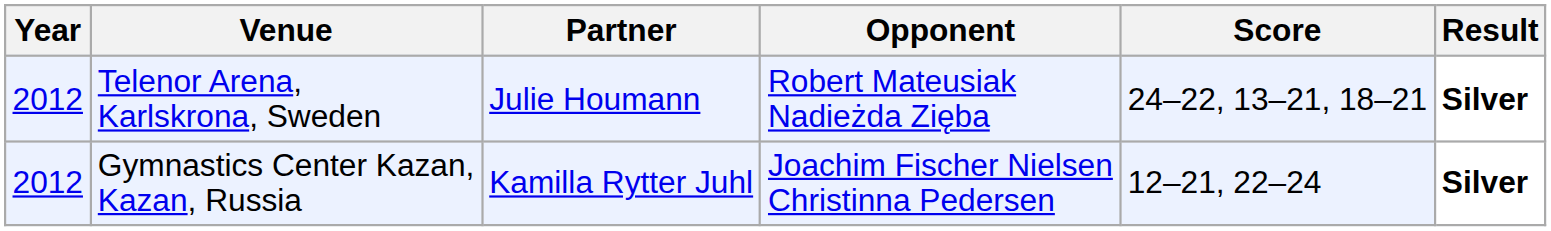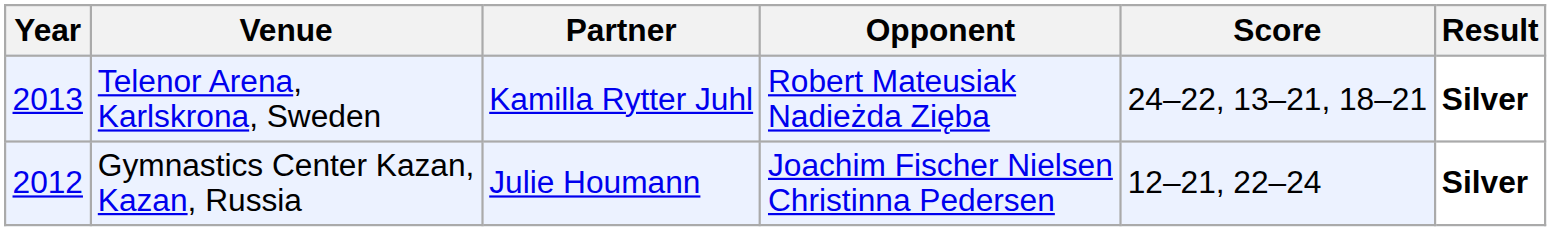(48, 98) 2012 -> (48, 98) 2013
(595, 98) Julie Houmann -> (621, 98) Kamilla Rytter Juhl
(621, 183) Kamilla Rytter Juhl -> (595, 183) Julie Houmann
